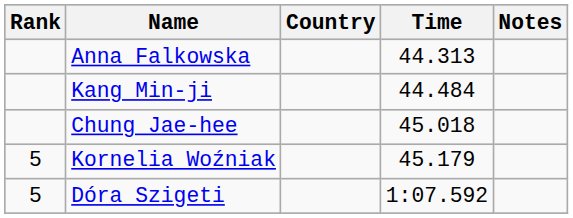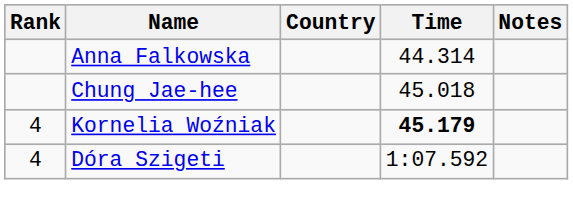(437, 57) 44.313 -> (437, 57) 44.314
- row: (142, 92)
(35, 161) 5 -> (35, 126) 4
(437, 161) normal -> (437, 126) bold
(35, 196) 5 -> (35, 161) 4
